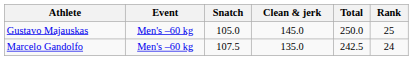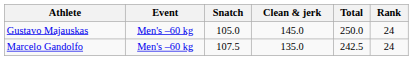(389, 30) 25 -> (389, 30) 24
